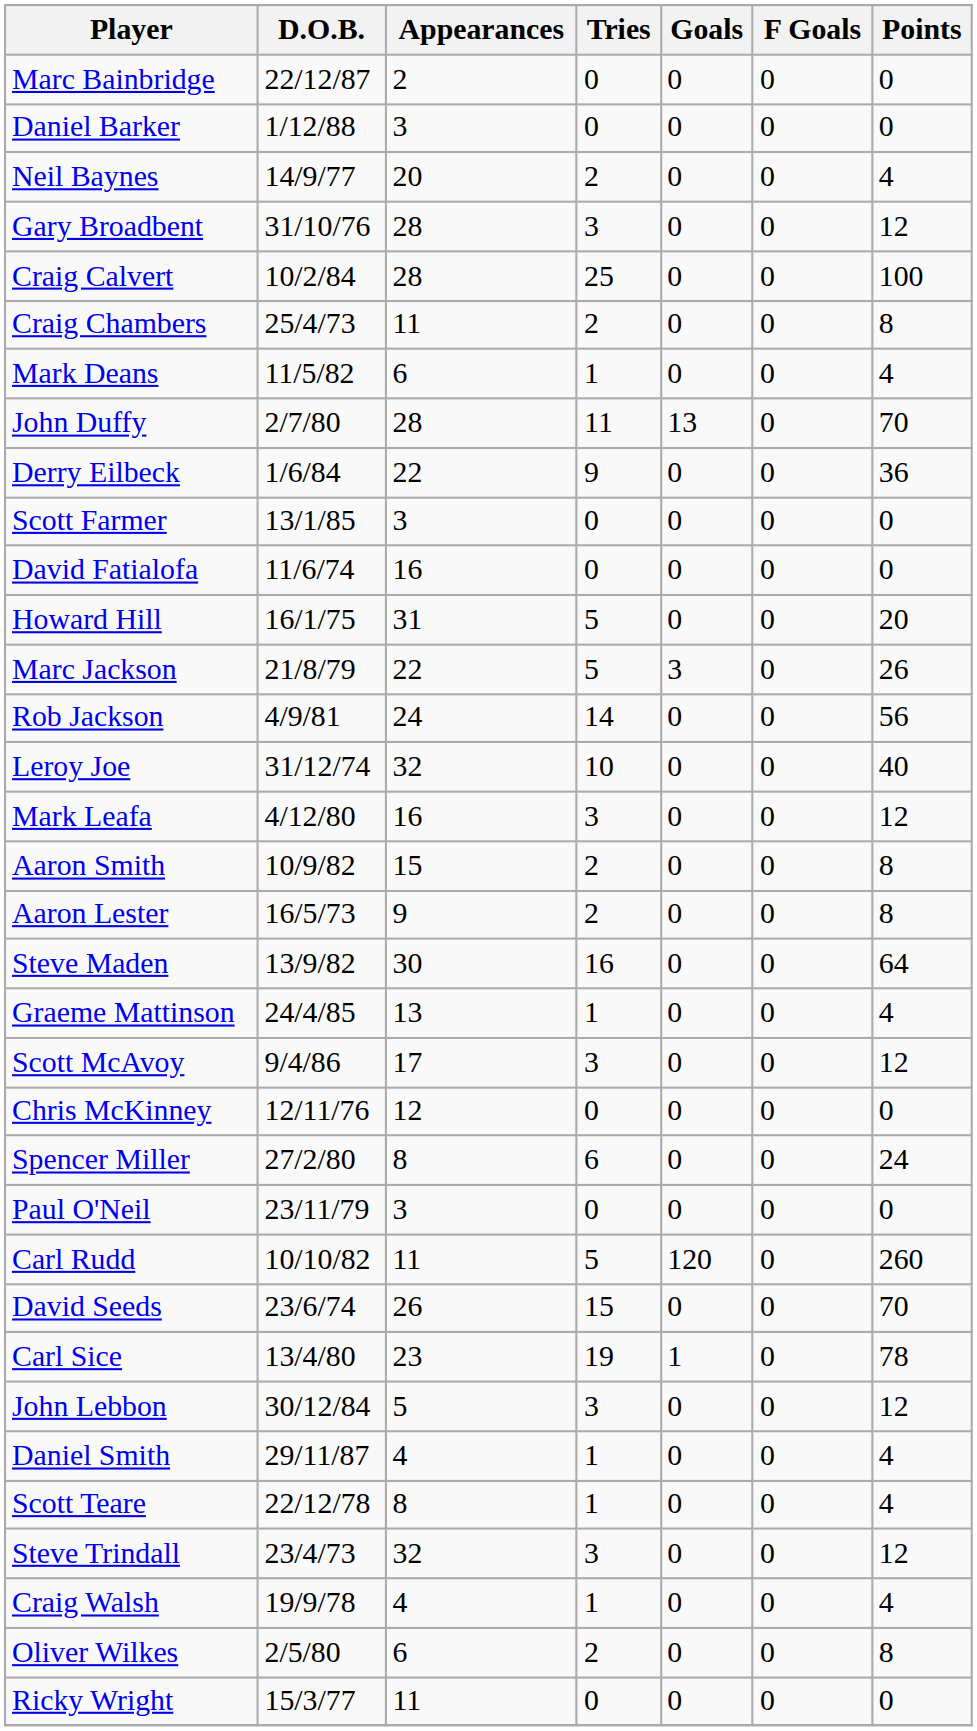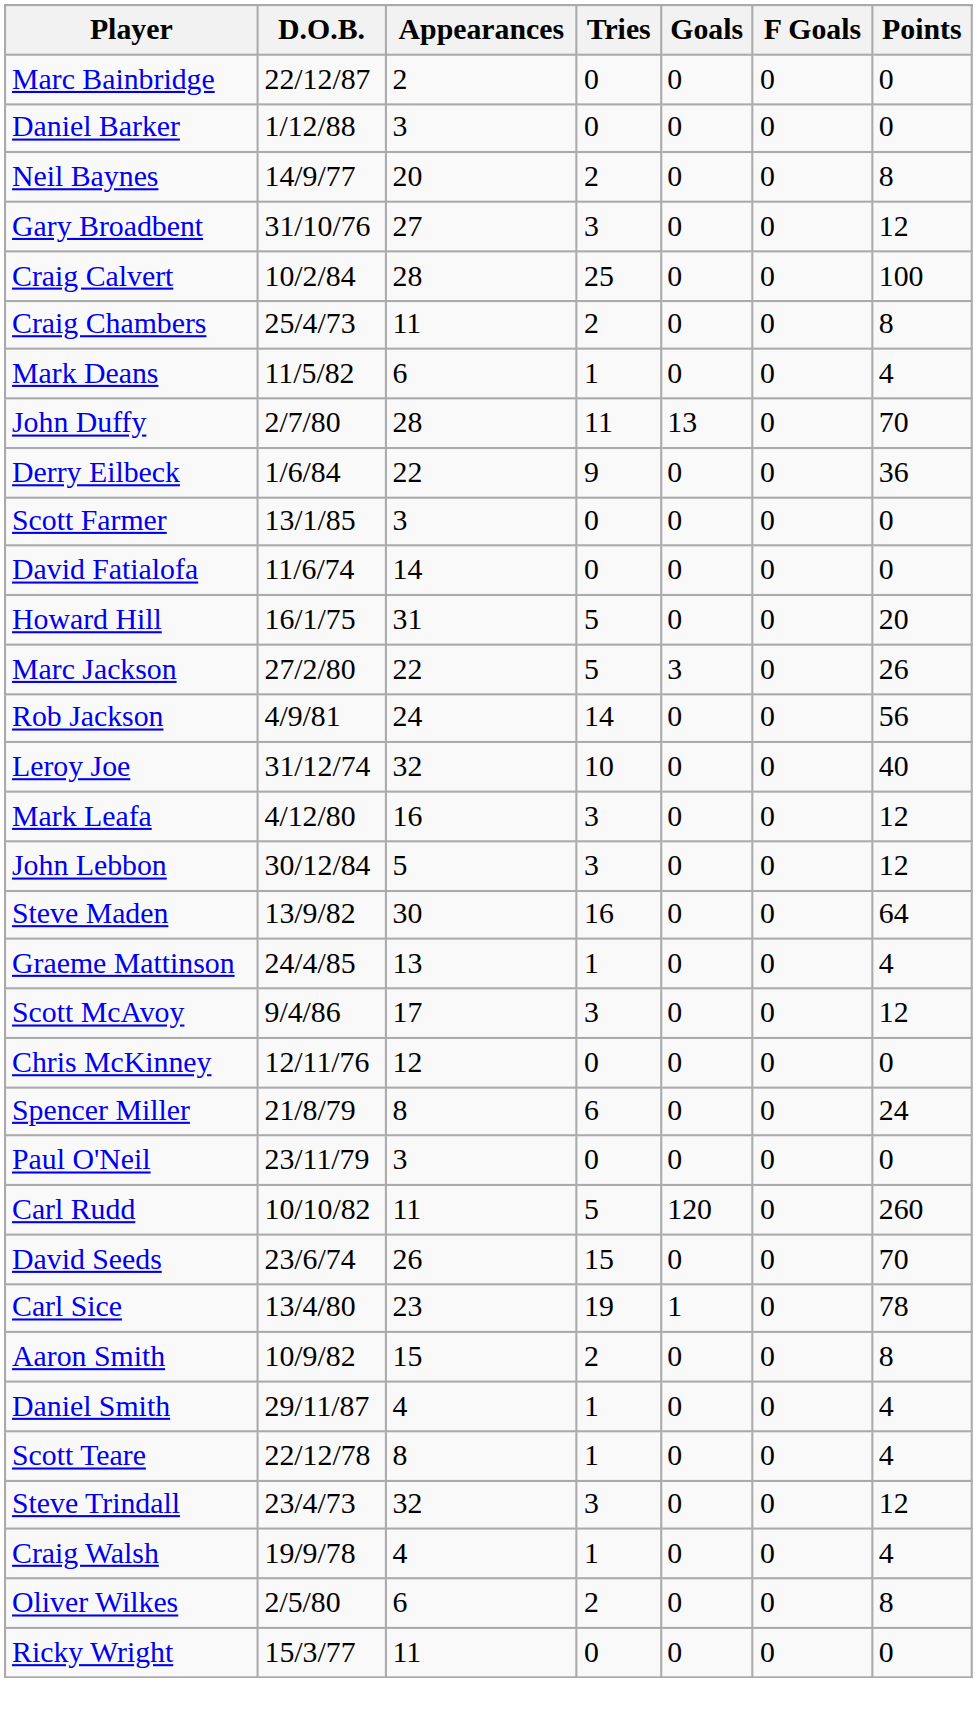(886, 176) 4 -> (886, 176) 8
(407, 226) 28 -> (407, 226) 27
(407, 570) 16 -> (407, 570) 14
(310, 668) 21/8/79 -> (310, 668) 27/2/80
rows swapped: (89, 1406) <-> (89, 865)
- row: (90, 914)
(310, 1160) 27/2/80 -> (310, 1111) 21/8/79
